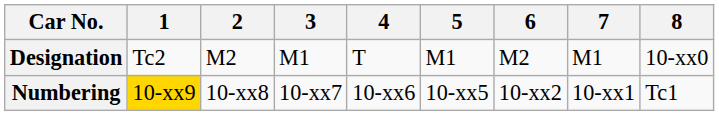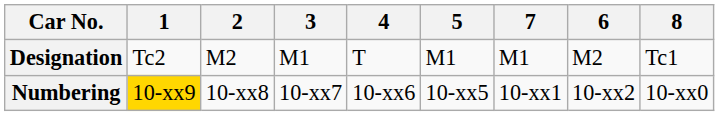columns swapped: (530, 22) <-> (604, 22)
(677, 57) 10-xx0 -> (662, 57) Tc1
(662, 92) Tc1 -> (677, 92) 10-xx0
